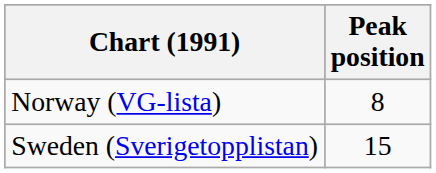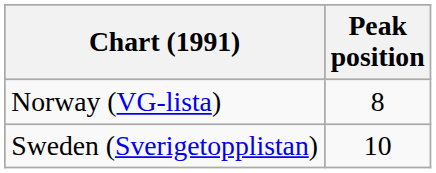(378, 145) 15 -> (378, 145) 10
